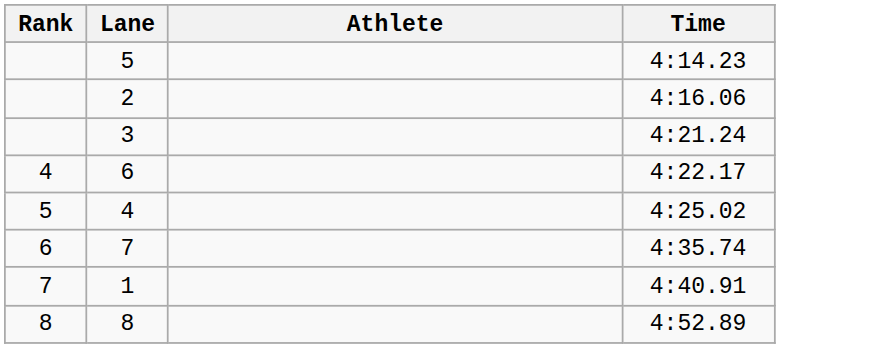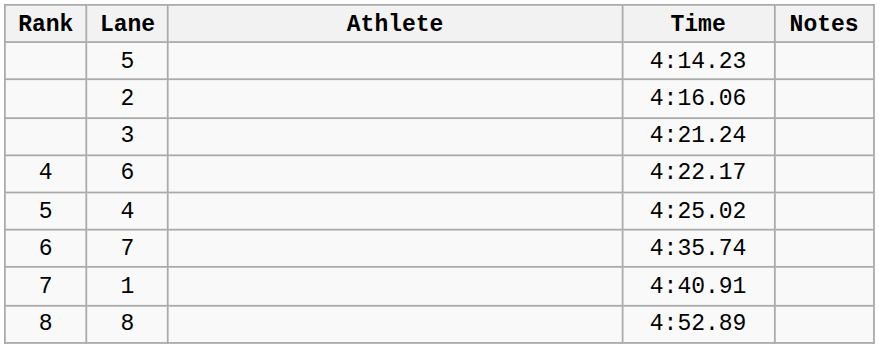+ column: (824, 24)
